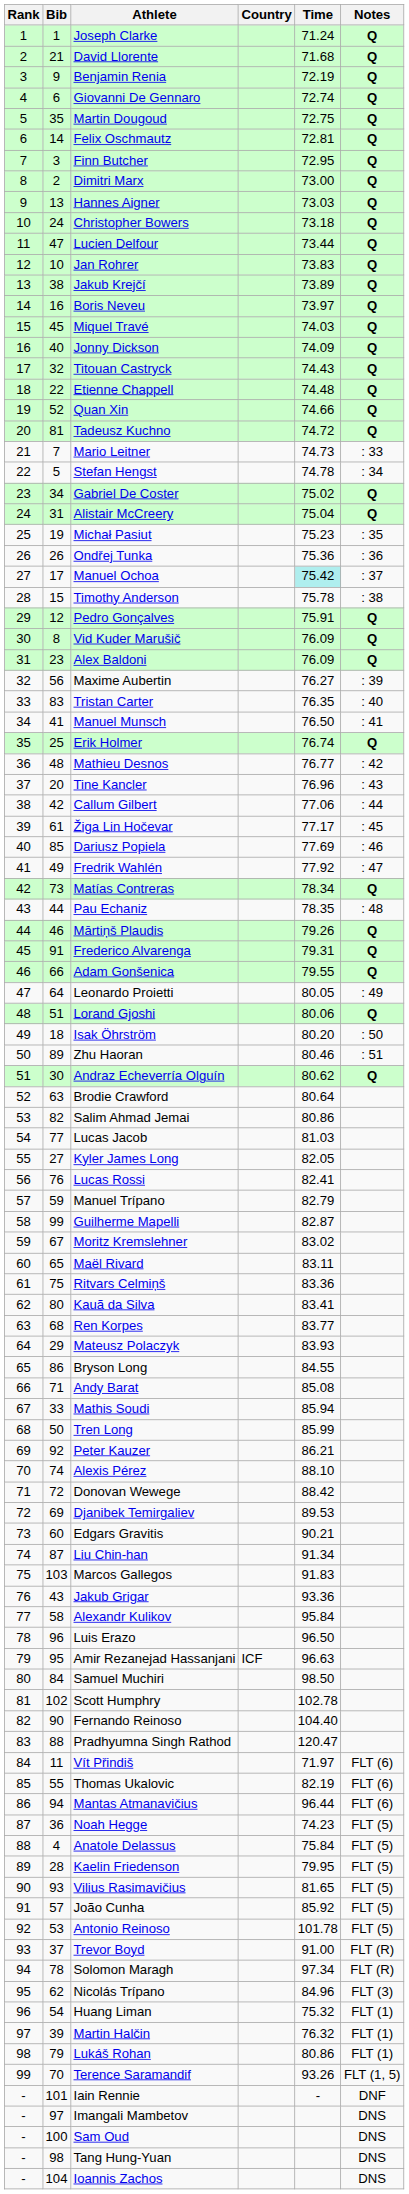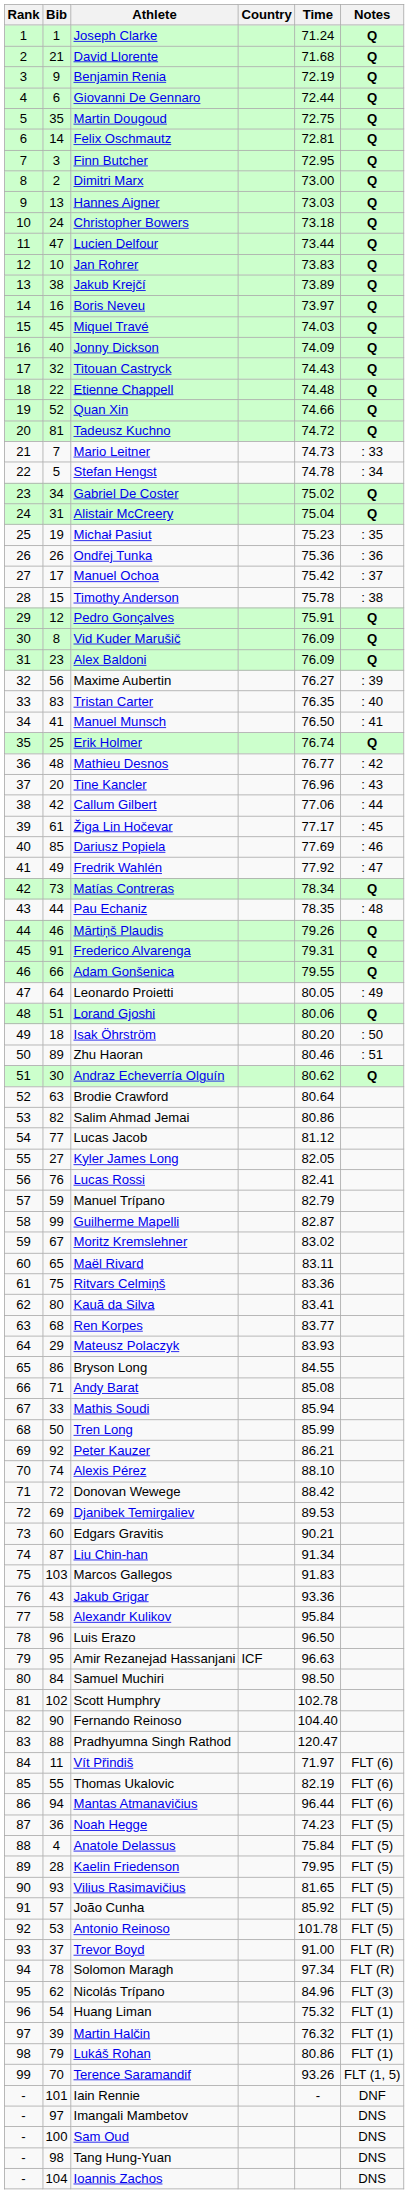(318, 98) 72.74 -> (318, 98) 72.44
(318, 576) paleturquoise background -> (318, 576) no background
(318, 1138) 81.03 -> (318, 1138) 81.12
